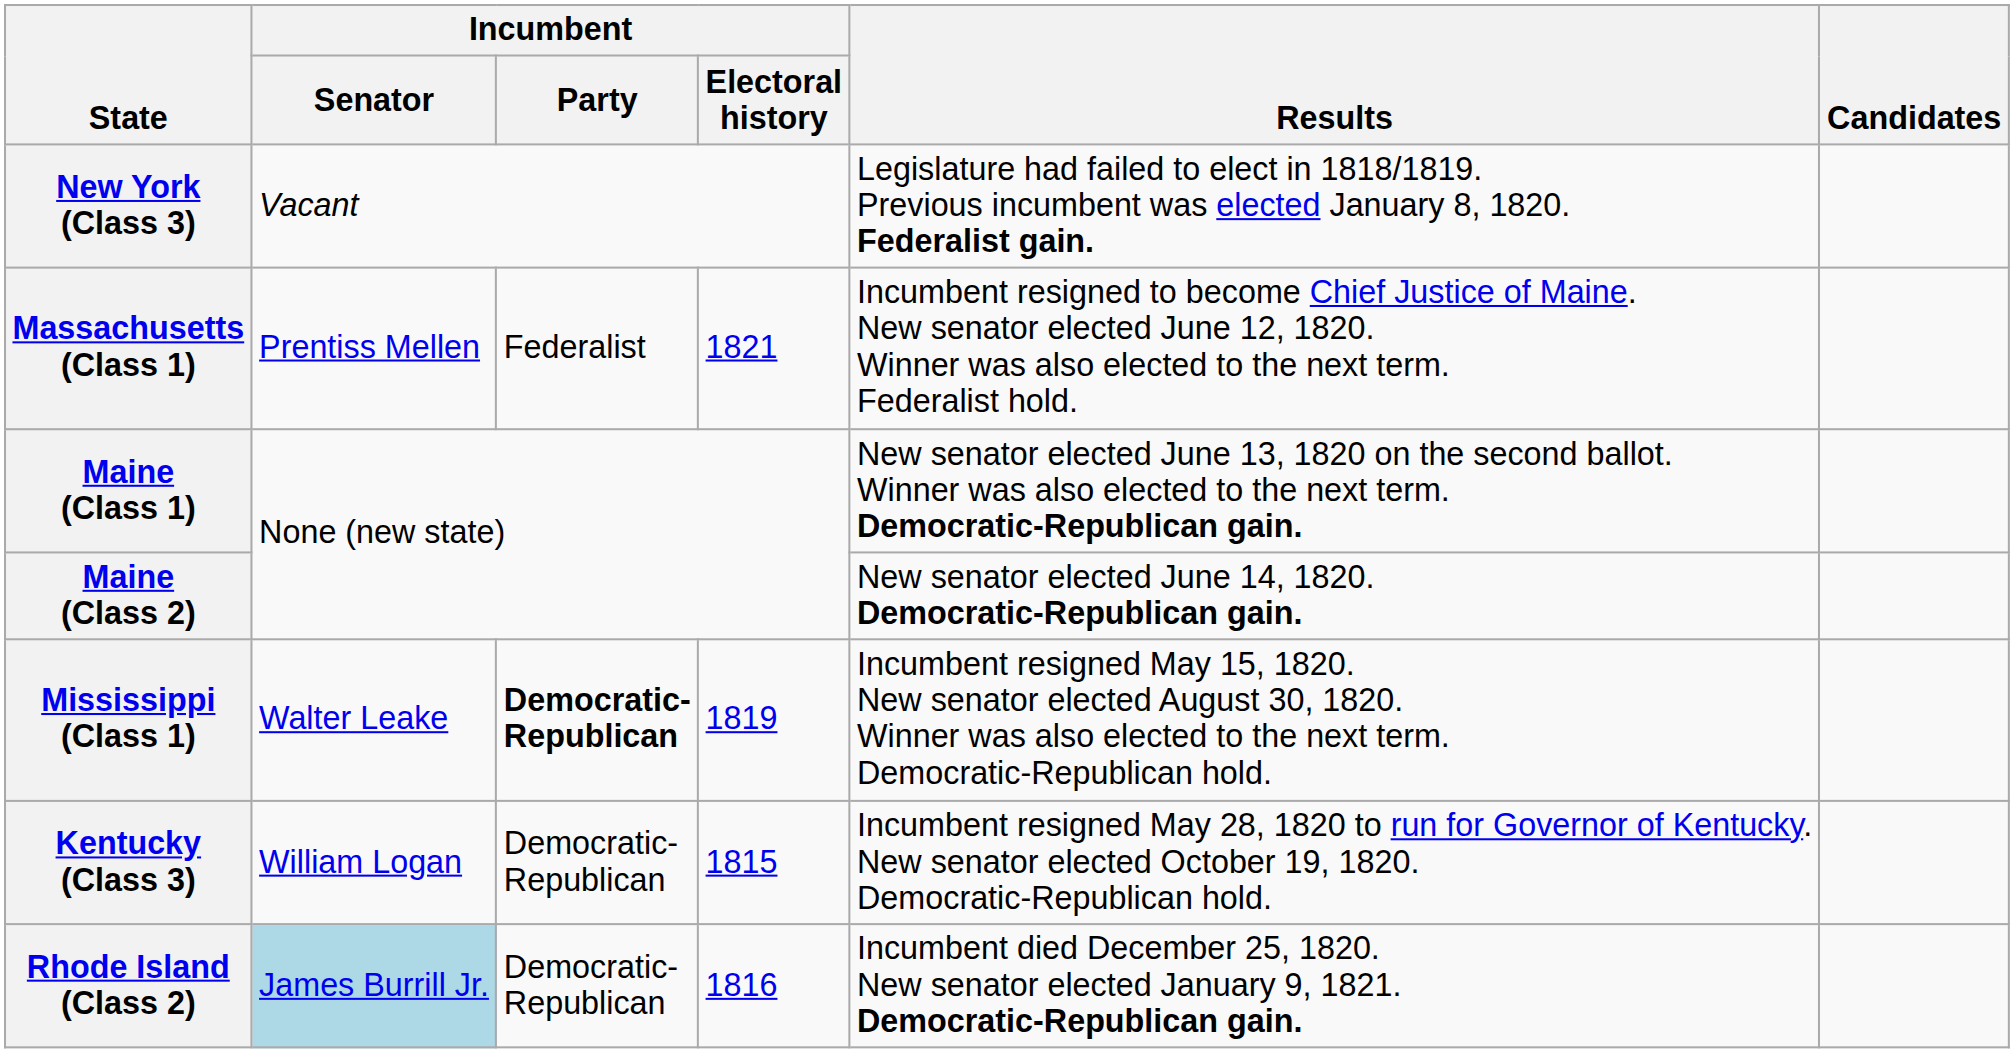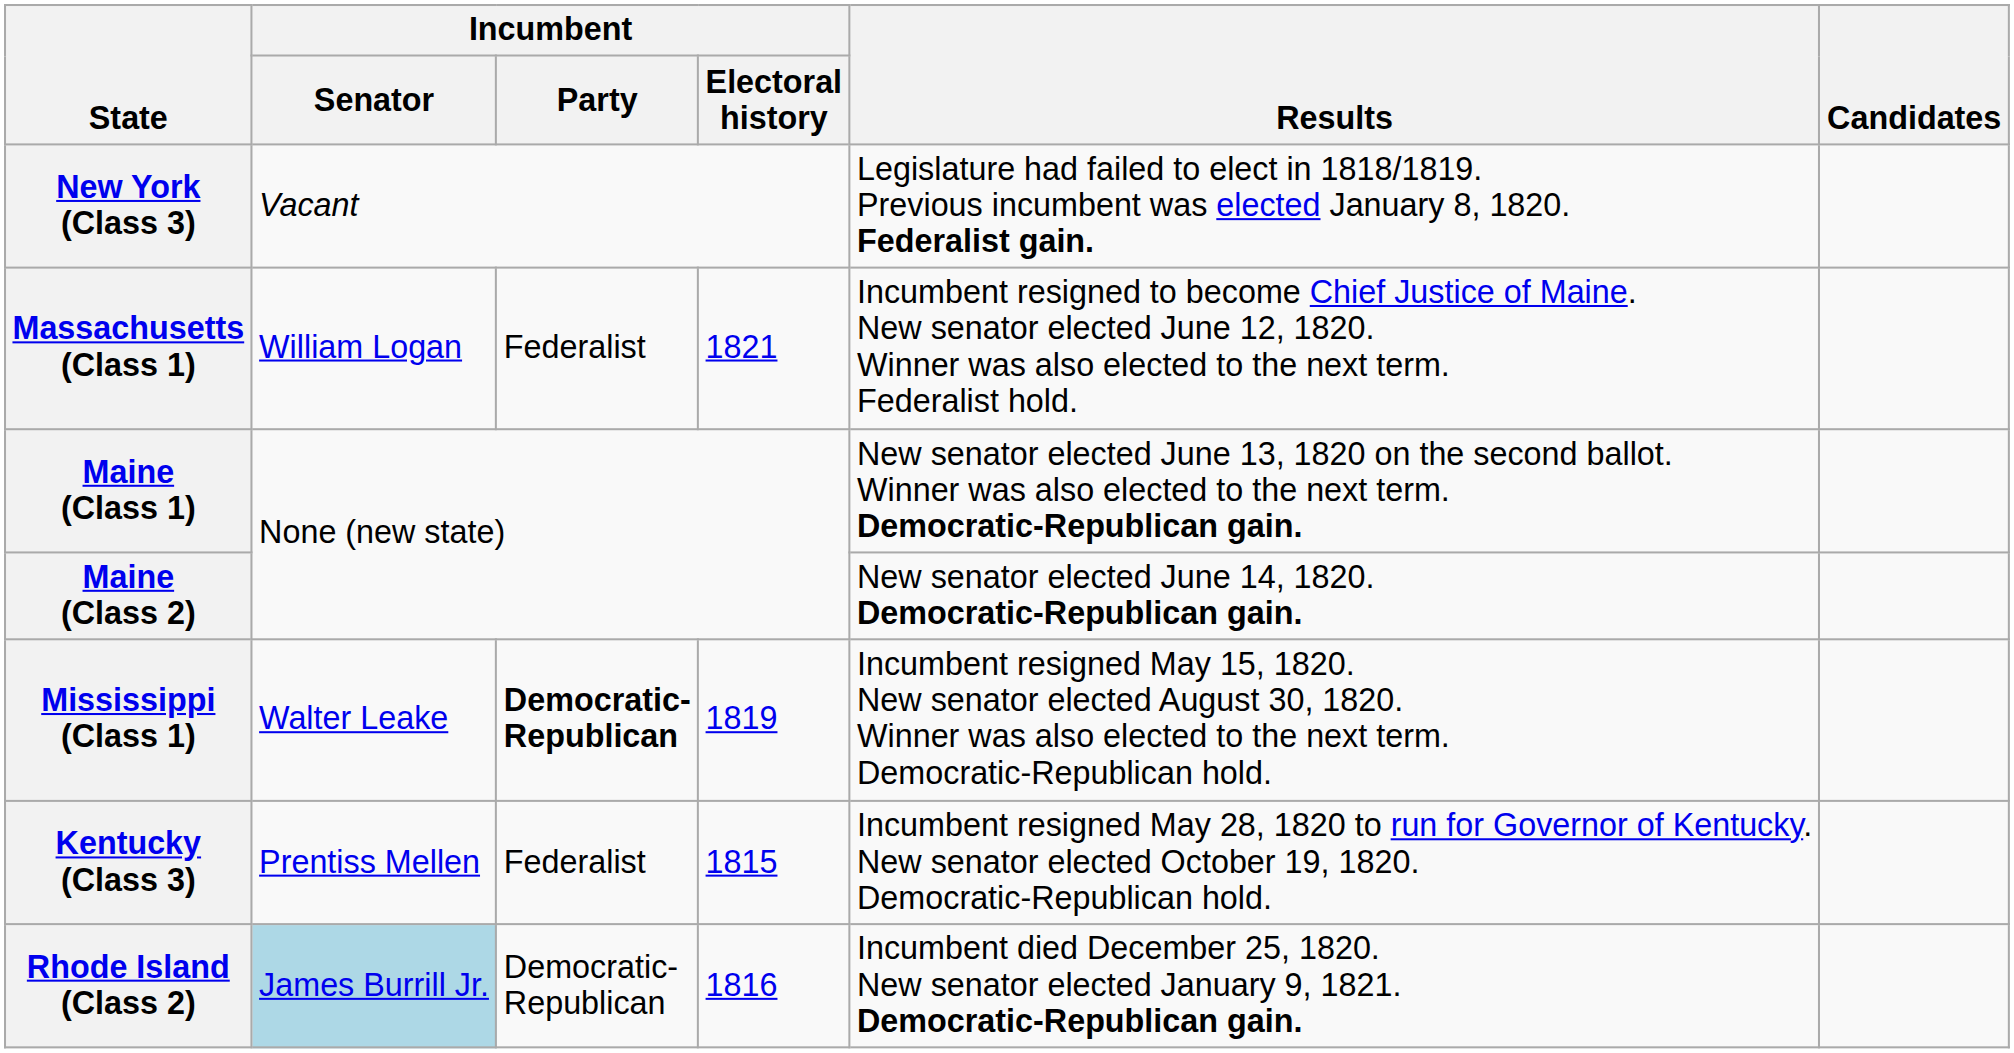(370, 347) Prentiss Mellen -> (361, 347) William Logan
(361, 861) William Logan -> (370, 861) Prentiss Mellen
(591, 861) Democratic- Republican -> (575, 861) Federalist
